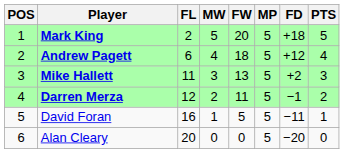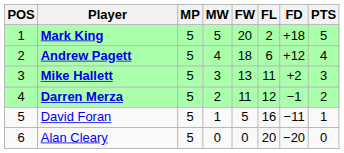columns swapped: (267, 14) <-> (188, 14)
